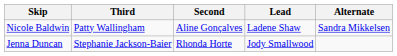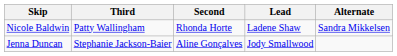(209, 28) Aline Gonçalves -> (204, 28) Rhonda Horte
(204, 43) Rhonda Horte -> (209, 43) Aline Gonçalves
